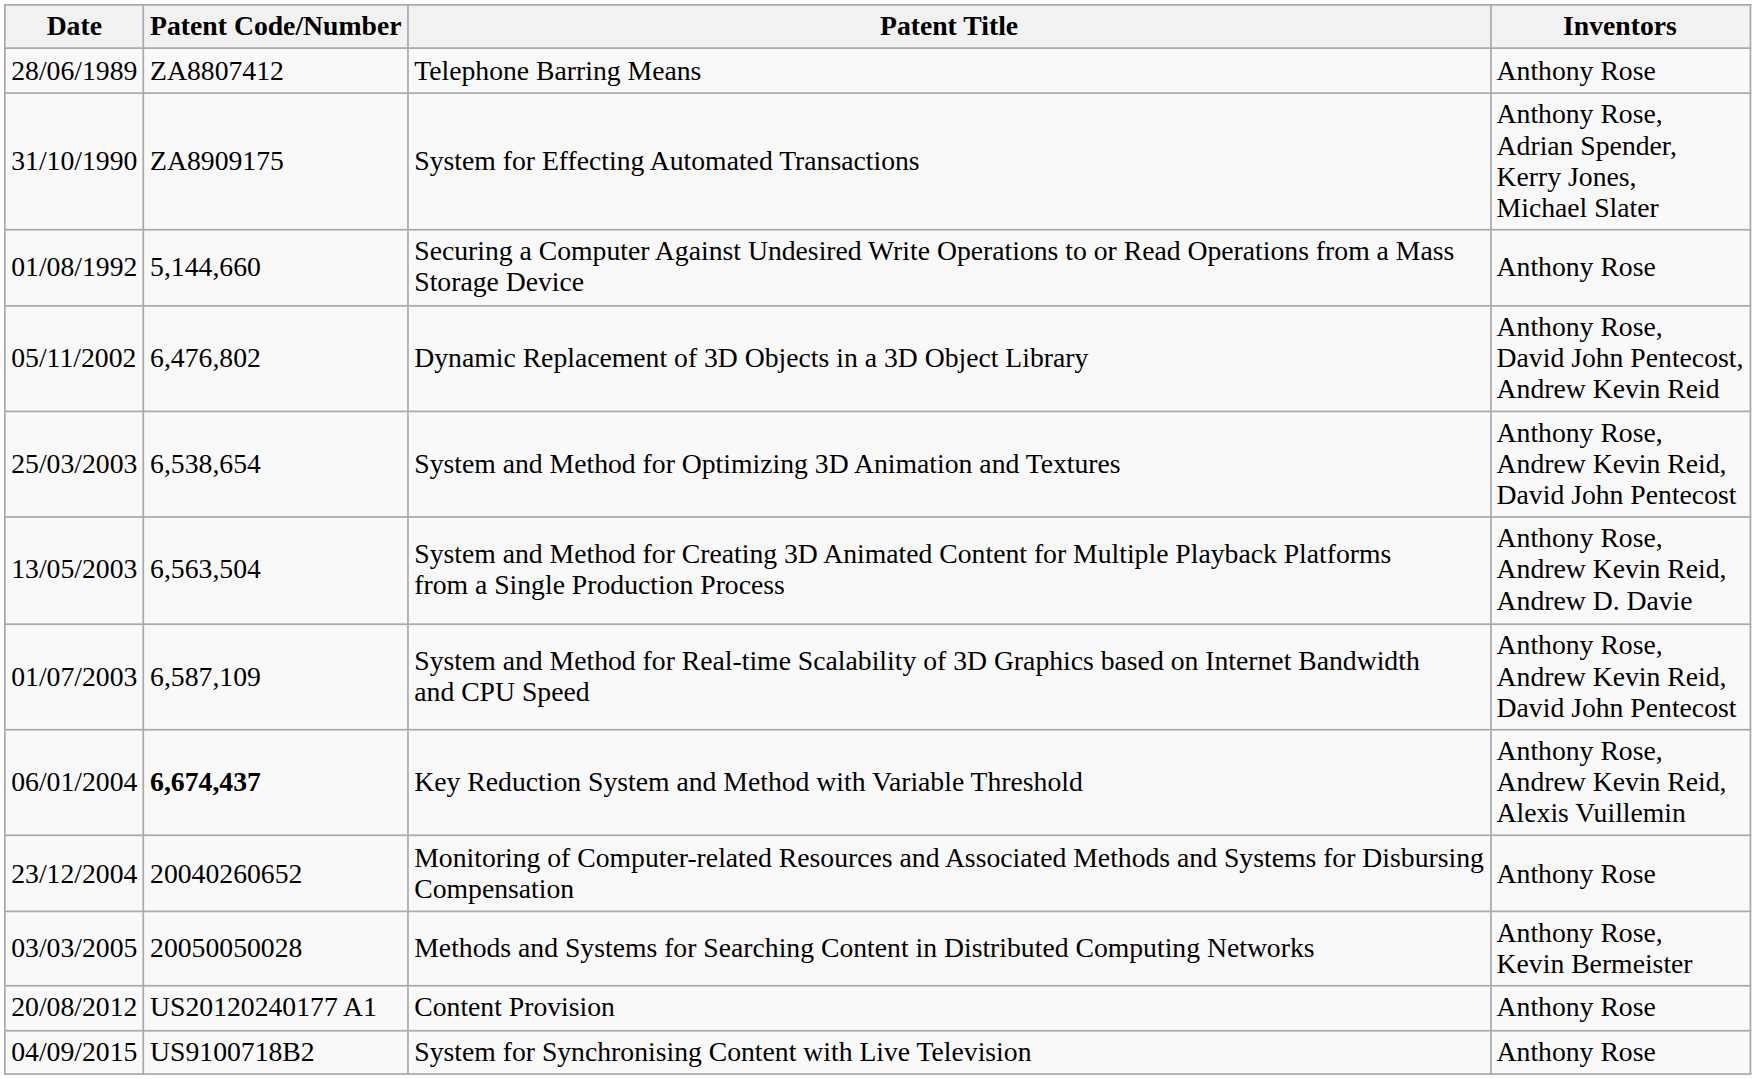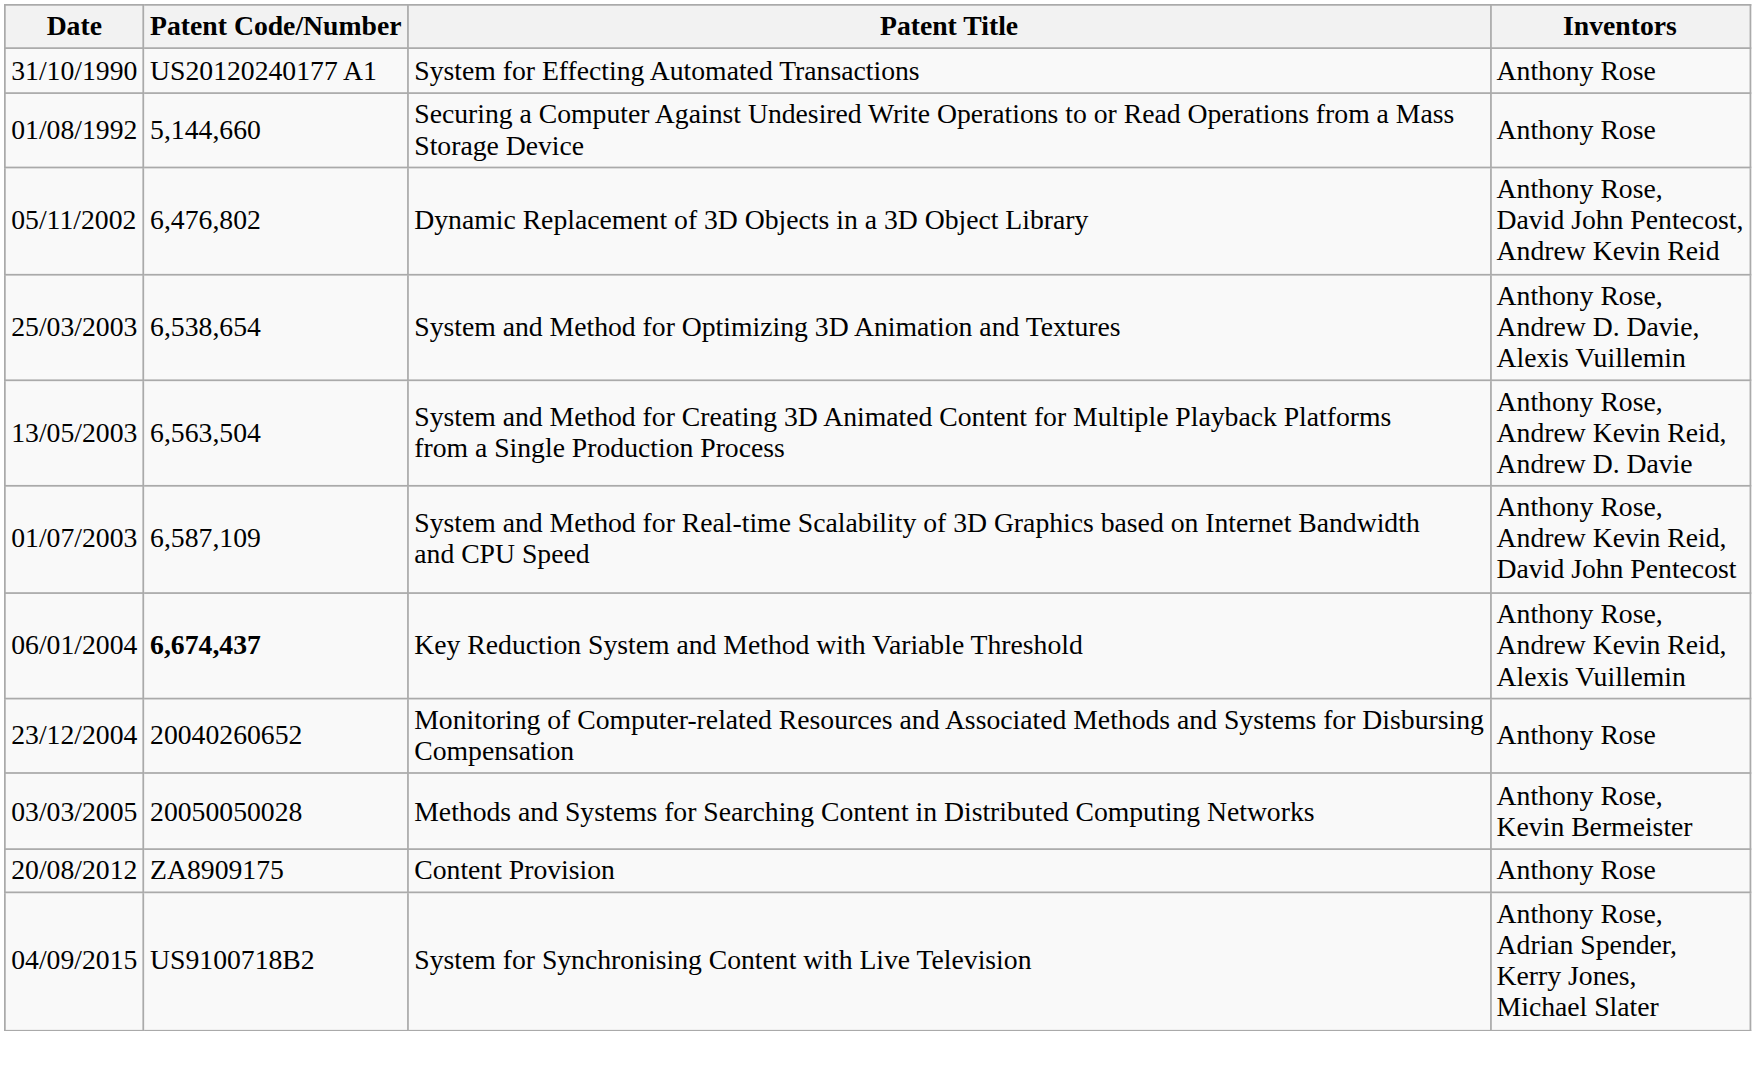- row: (558, 70)
(217, 160) ZA8909175 -> (264, 70) US20120240177 A1
(1587, 160) Anthony Rose, Adrian Spender, Kerry Jones, Michael Slater -> (1576, 70) Anthony Rose
(1617, 463) Anthony Rose, Andrew Kevin Reid, David John Pentecost -> (1598, 326) Anthony Rose, Andrew D. Davie, Alexis Vuillemin
(264, 1007) US20120240177 A1 -> (217, 870) ZA8909175
(1576, 1051) Anthony Rose -> (1587, 960) Anthony Rose, Adrian Spender, Kerry Jones, Michael Slater
